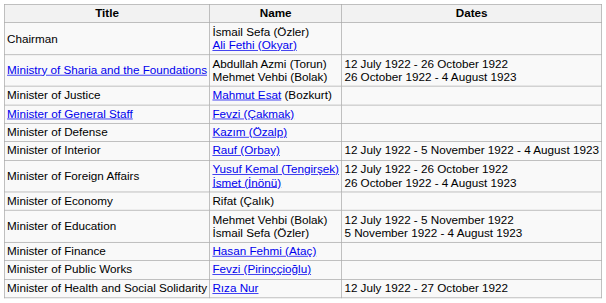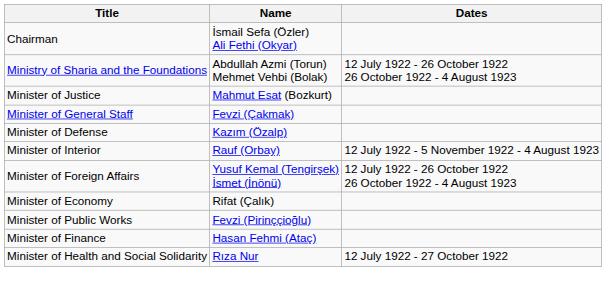- row: (62, 226)
rows swapped: (56, 251) <-> (70, 270)
